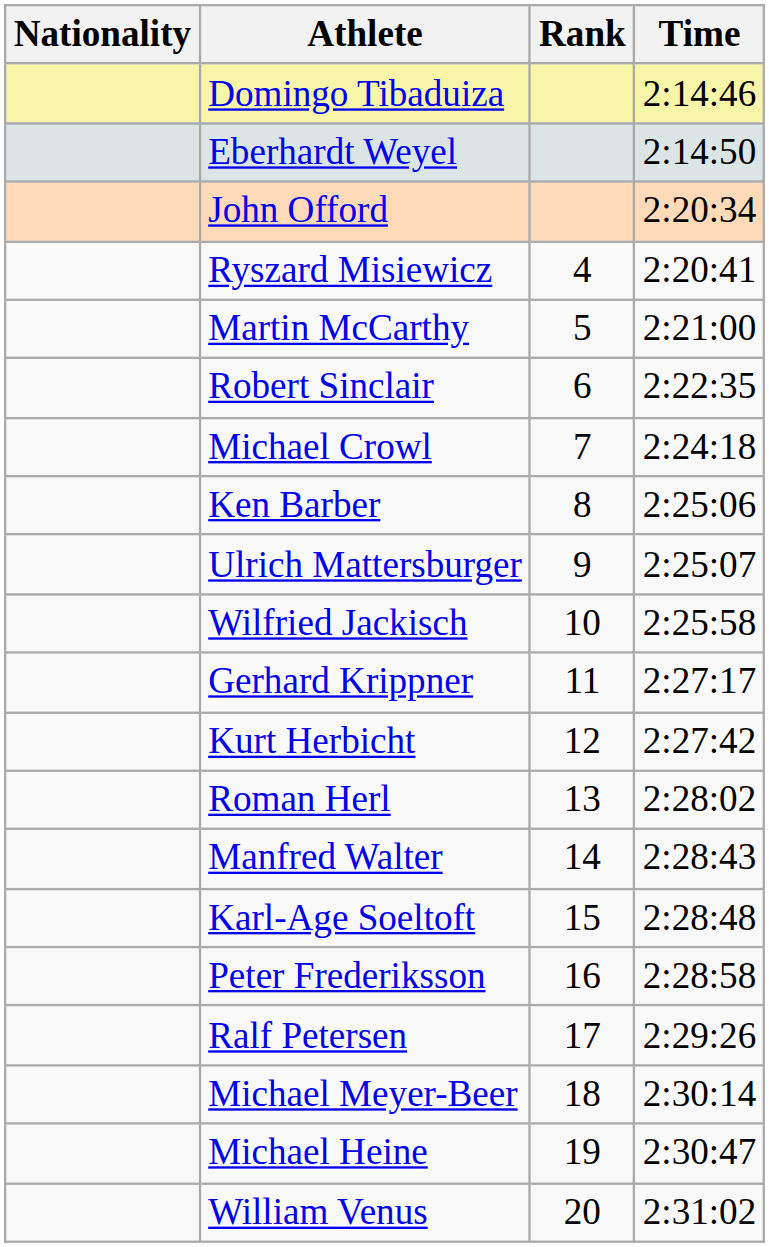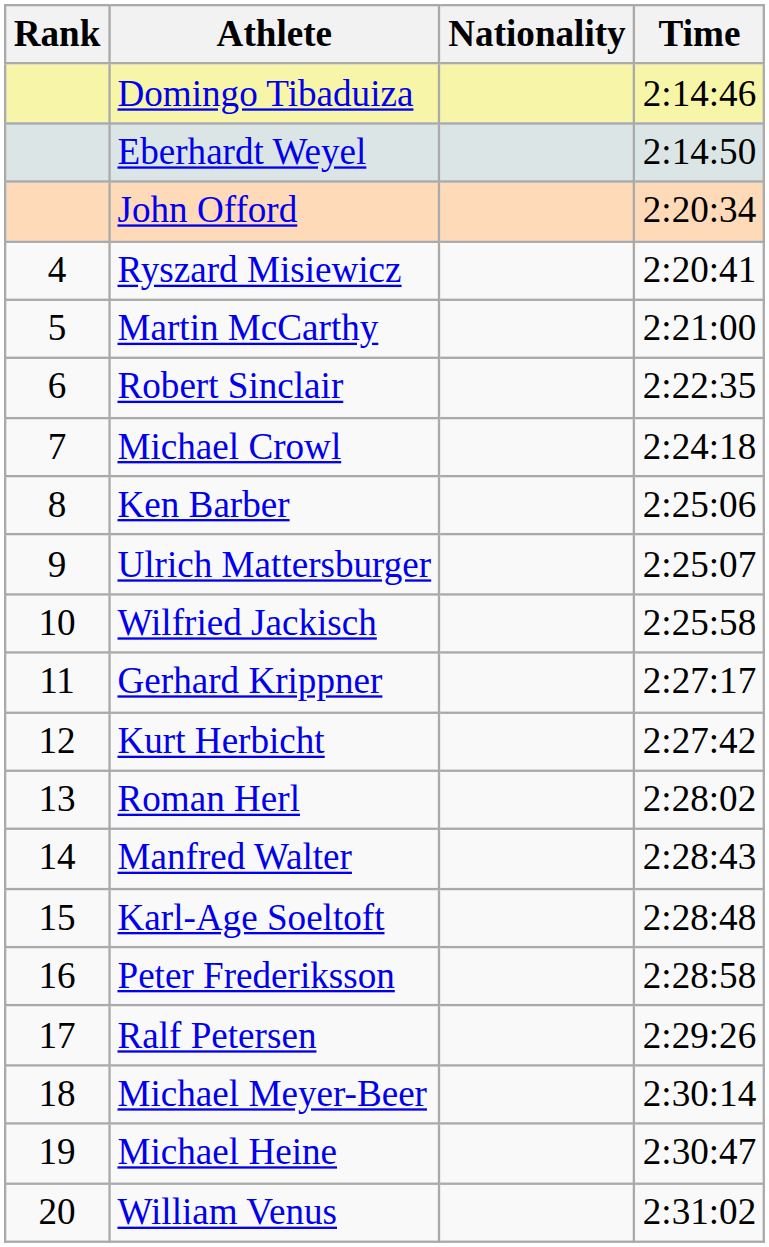columns swapped: (582, 33) <-> (102, 33)
